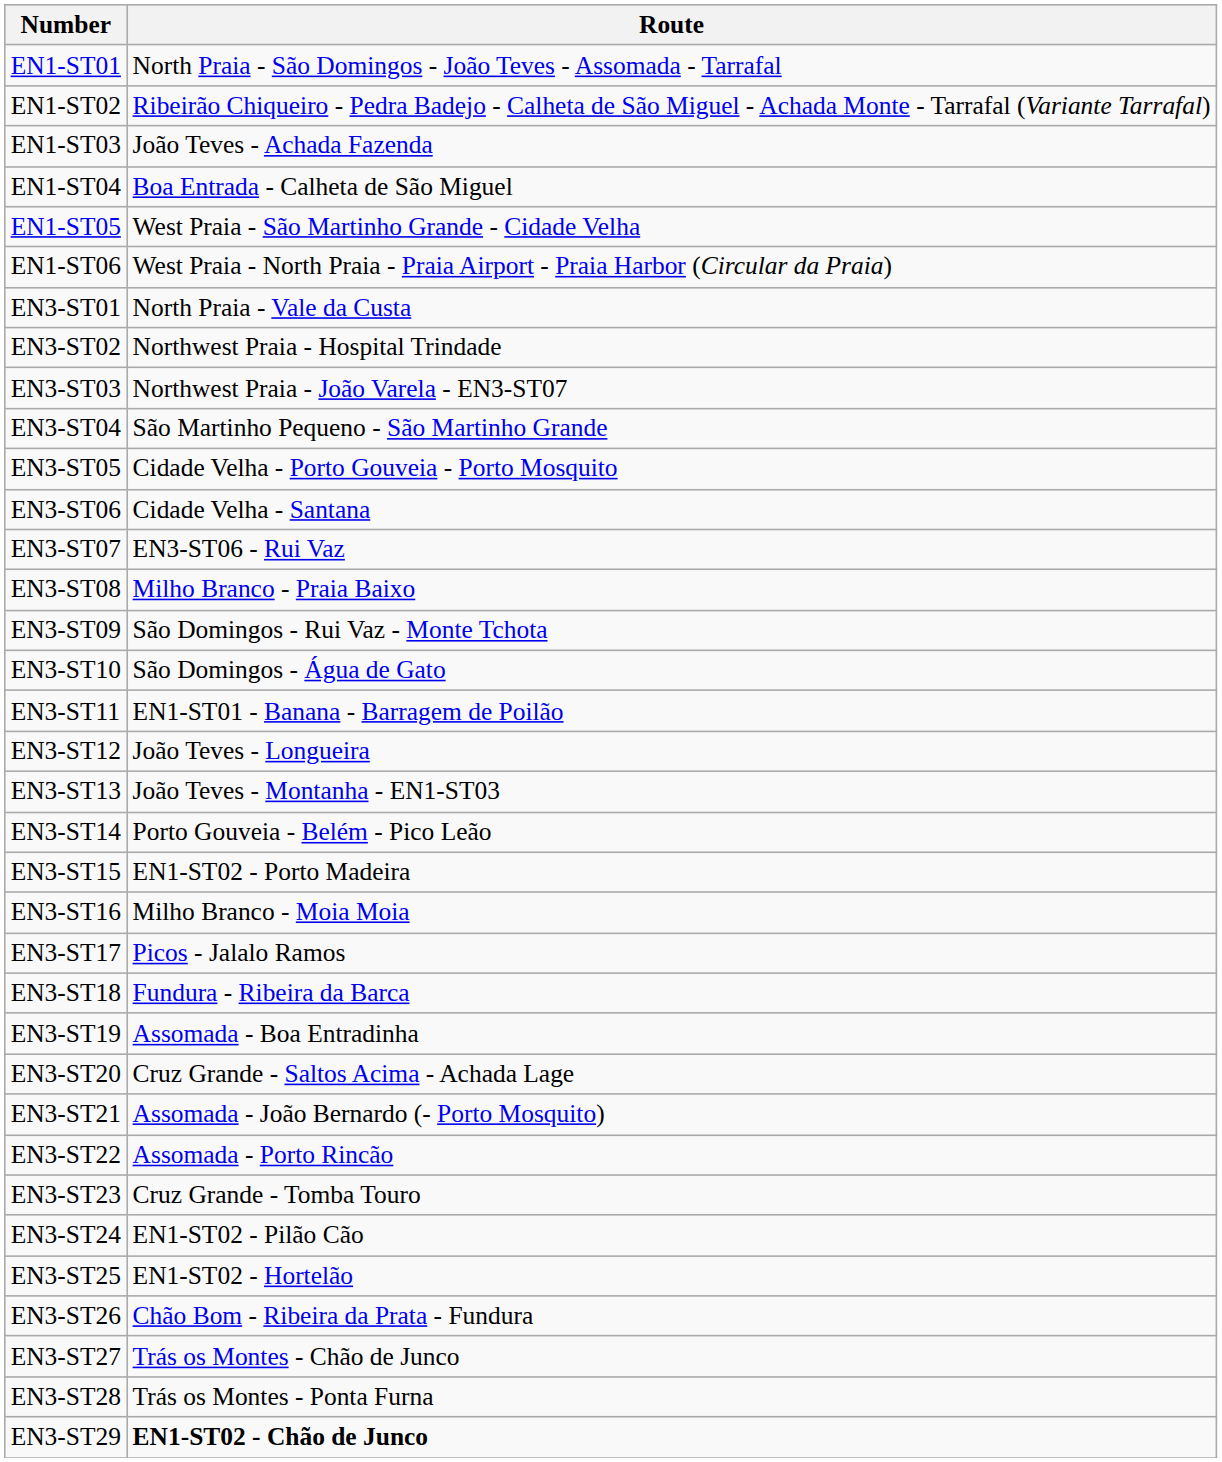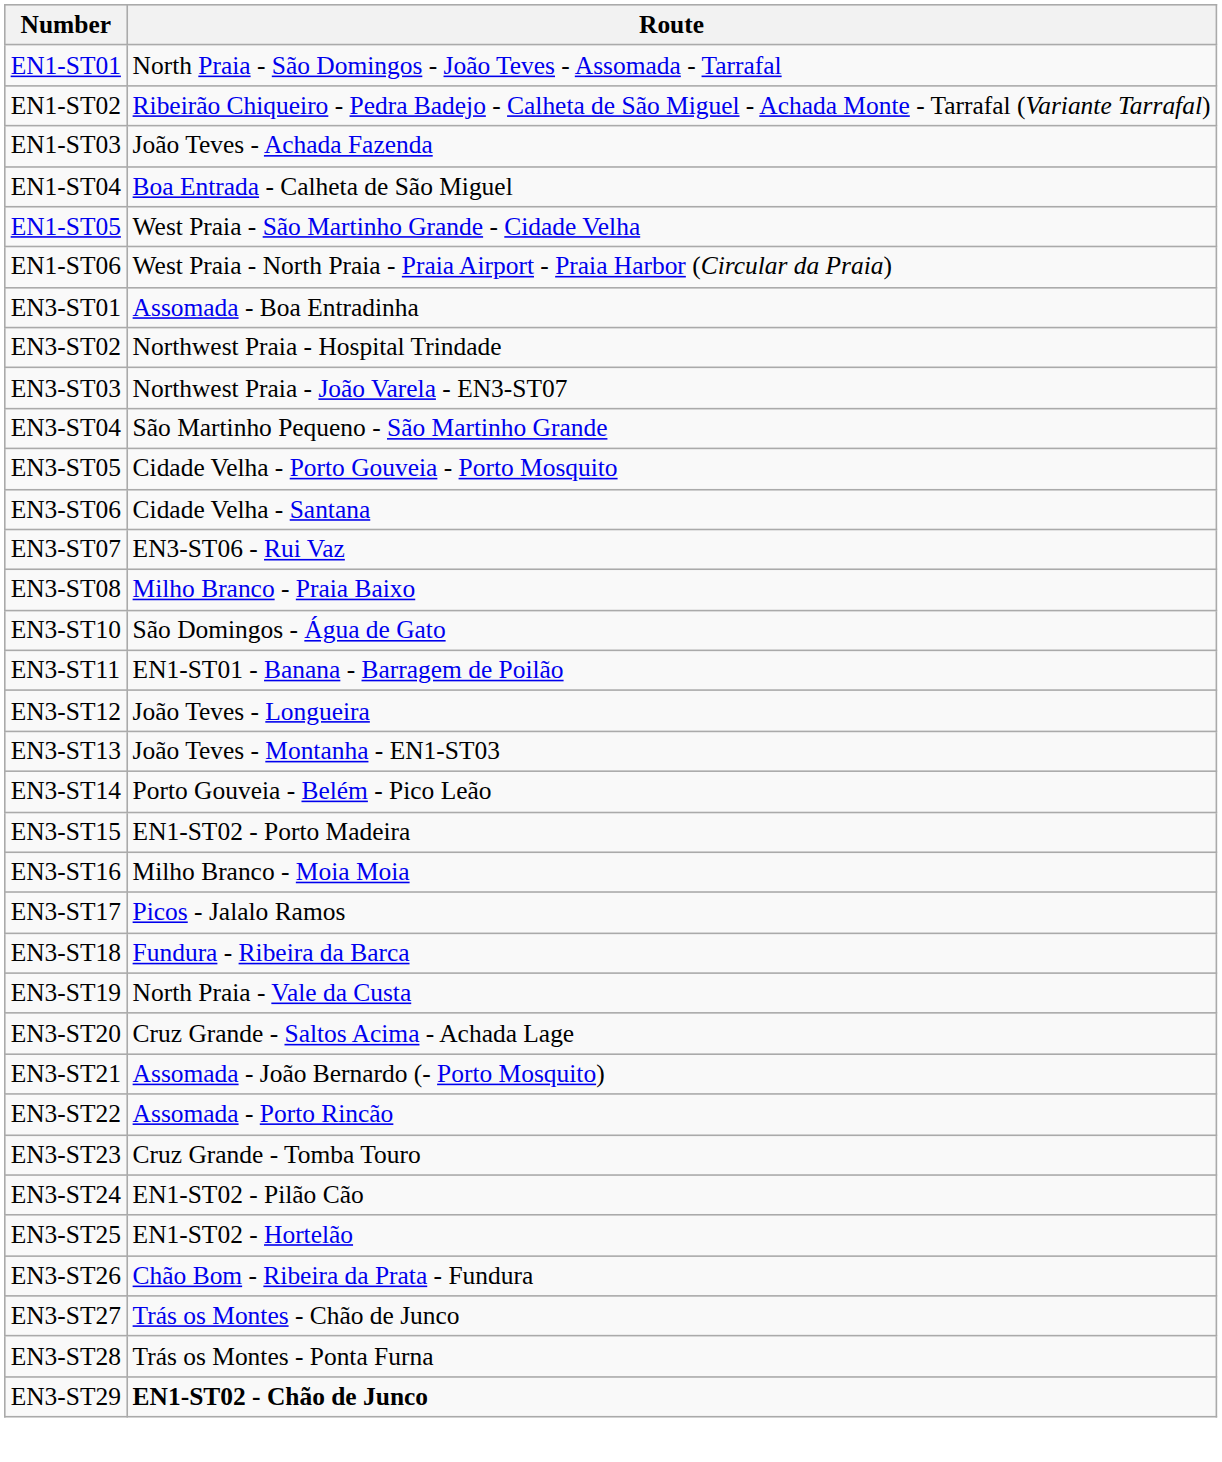(272, 307) North Praia - Vale da Custa -> (276, 307) Assomada - Boa Entradinha
- row: (66, 629)
(276, 1033) Assomada - Boa Entradinha -> (272, 992) North Praia - Vale da Custa
